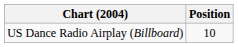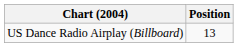(210, 33) 10 -> (210, 33) 13
